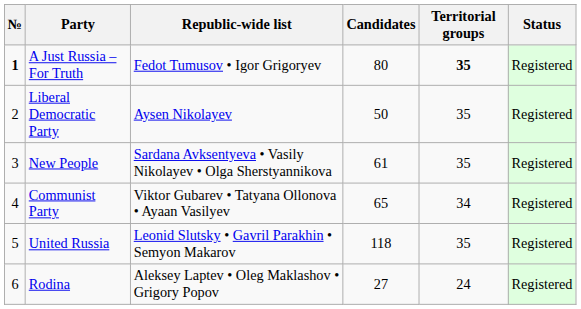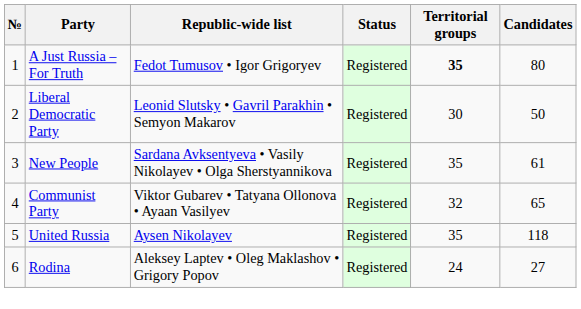columns swapped: (381, 24) <-> (542, 24)
(15, 65) bold -> (15, 65) normal
(183, 114) Aysen Nikolayev -> (233, 114) Leonid Slutsky • Gavril Parakhin • Semyon Makarov
(463, 114) 35 -> (455, 114) 30
(463, 203) 34 -> (455, 203) 32
(233, 244) Leonid Slutsky • Gavril Parakhin • Semyon Makarov -> (183, 235) Aysen Nikolayev
